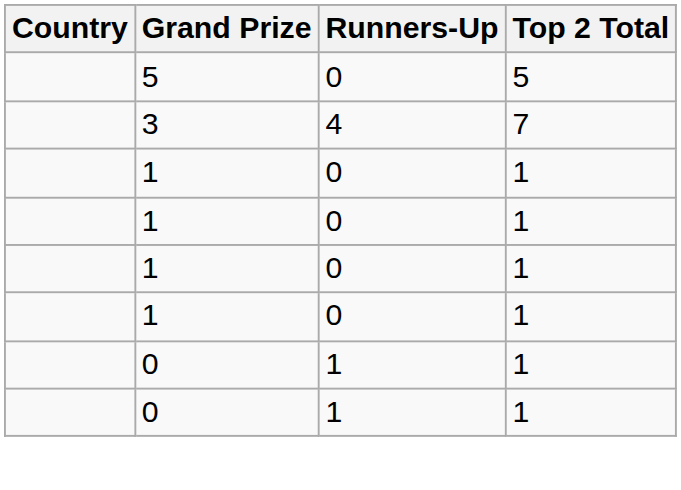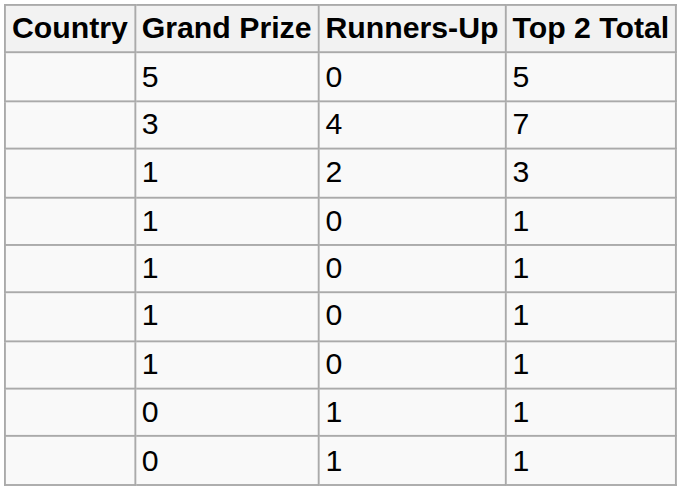+ row: (150, 172)
